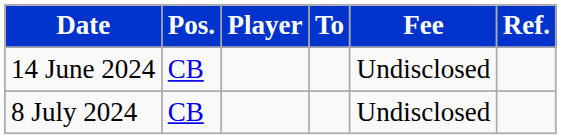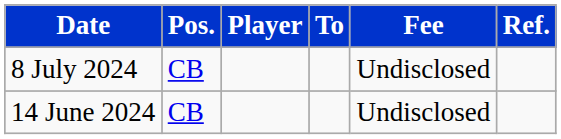rows swapped: (83, 68) <-> (74, 111)
